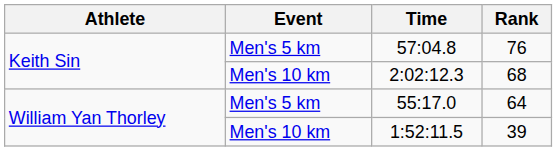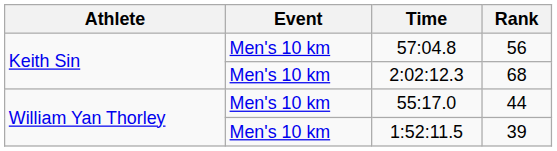(275, 47) Men's 5 km -> (280, 47) Men's 10 km
(517, 47) 76 -> (517, 47) 56
(275, 104) Men's 5 km -> (280, 104) Men's 10 km
(517, 104) 64 -> (517, 104) 44
